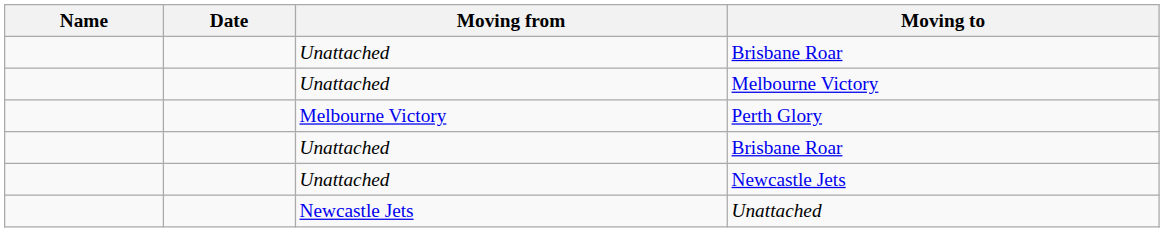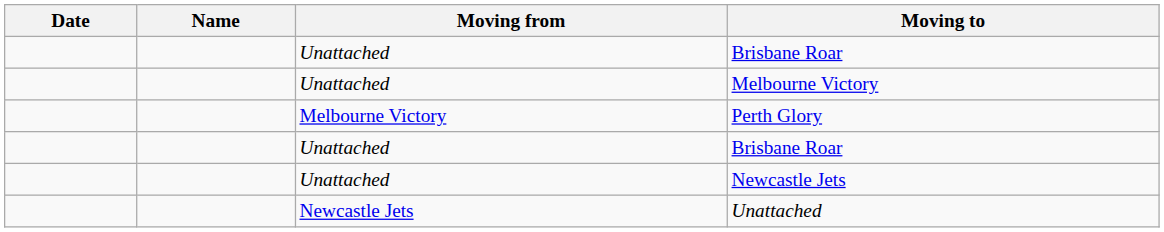columns swapped: (229, 20) <-> (84, 20)
